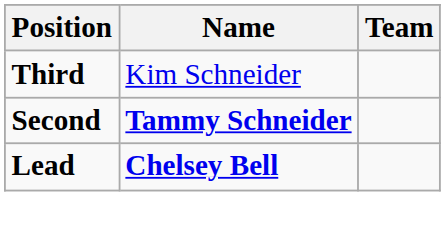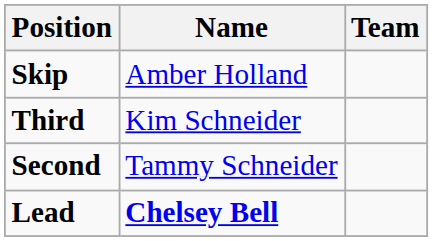+ row: (40, 73)
(238, 119) bold -> (232, 166) normal
